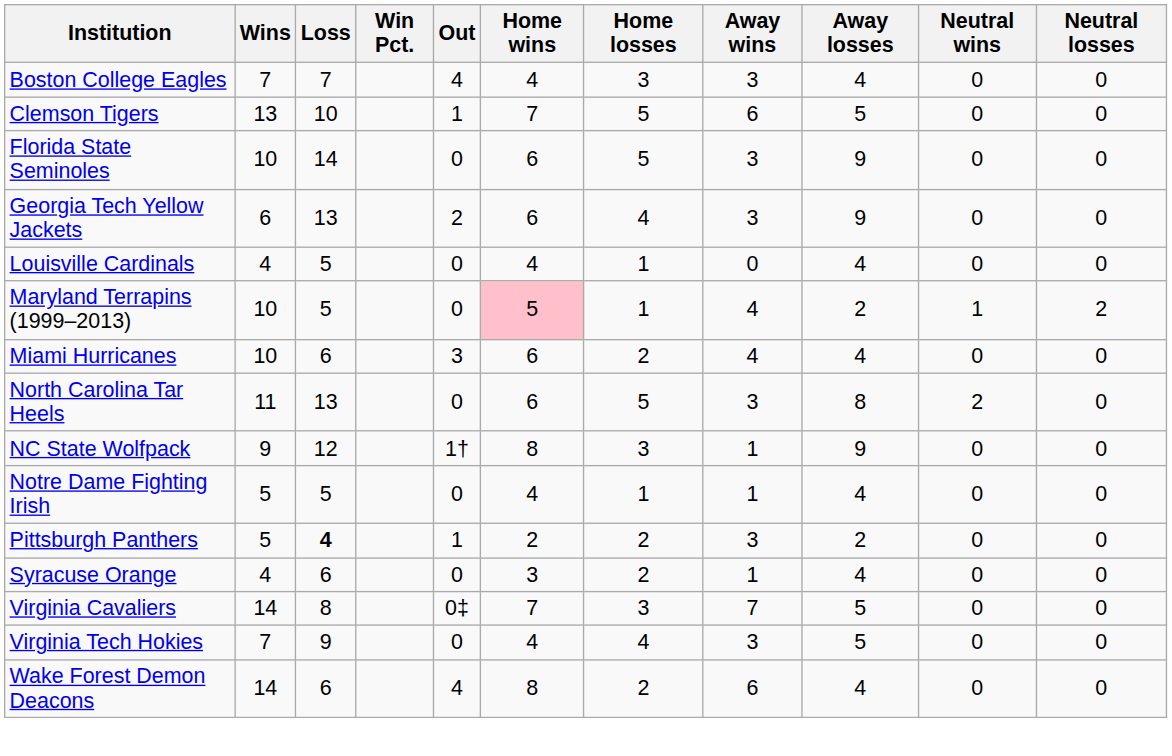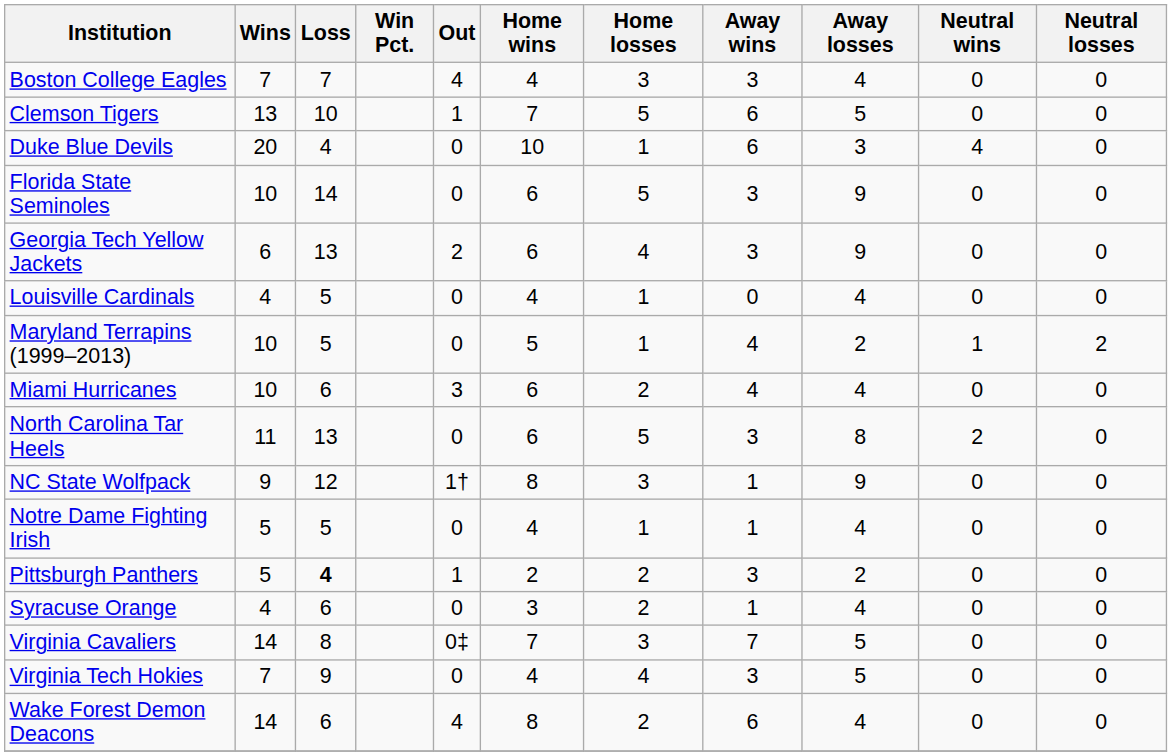+ row: (91, 147)
(532, 309) pink background -> (532, 343) no background
